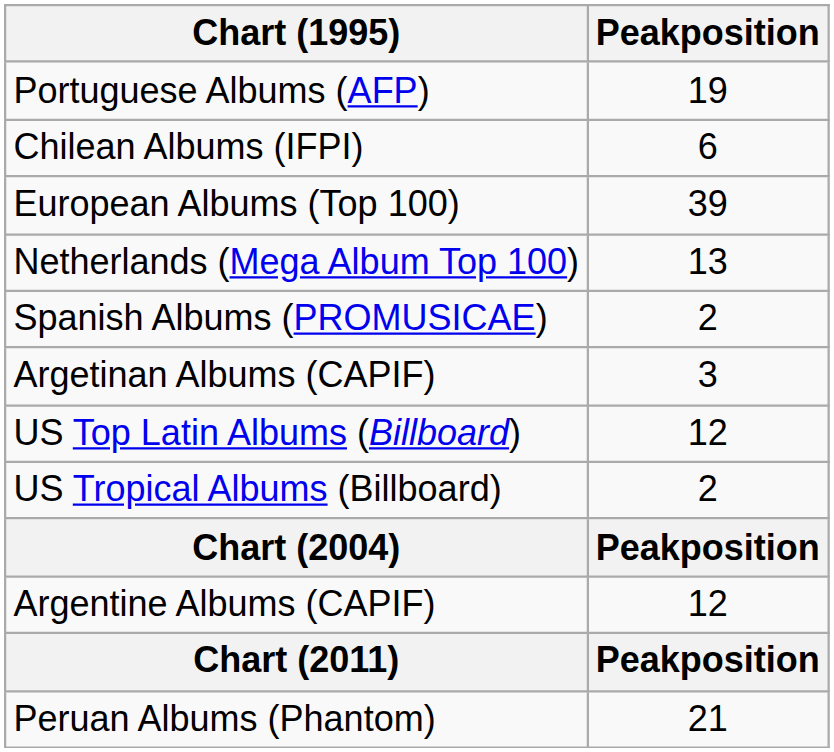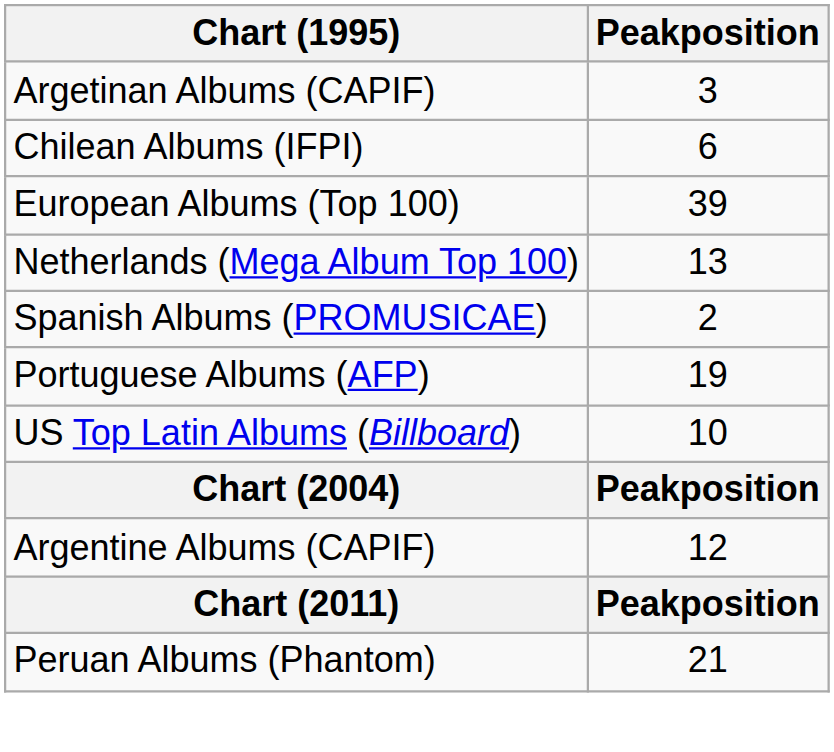rows swapped: (224, 375) <-> (222, 90)
(708, 432) 12 -> (708, 432) 10
- row: (258, 489)
